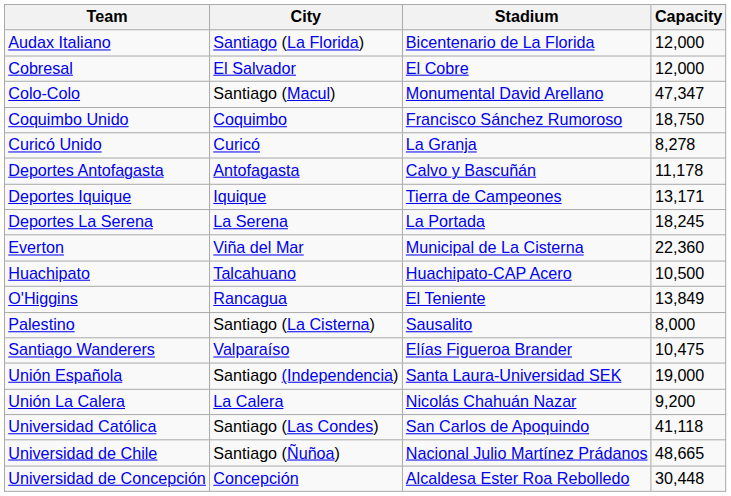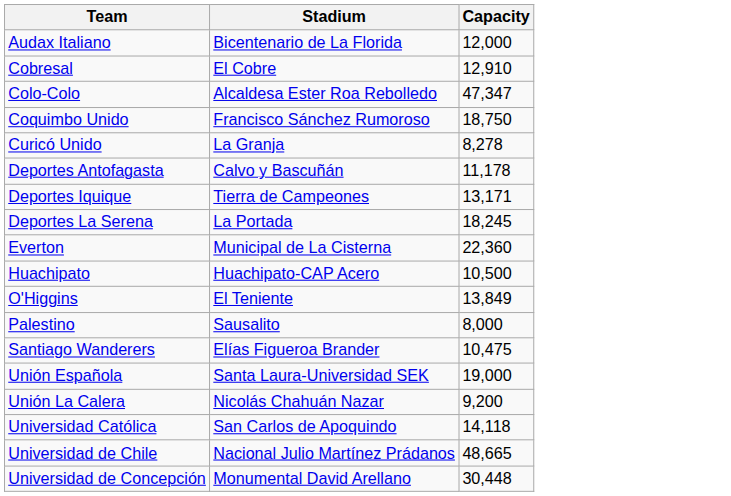- column: (306, 17)
(680, 68) 12,000 -> (487, 68) 12,910
(505, 94) Monumental David Arellano -> (325, 94) Alcaldesa Ester Roa Rebolledo
(679, 427) 41,118 -> (486, 427) 14,118
(518, 478) Alcaldesa Ester Roa Rebolledo -> (312, 478) Monumental David Arellano
